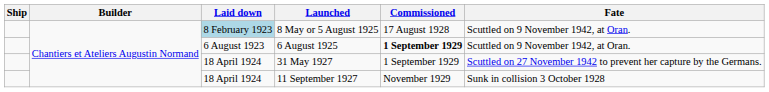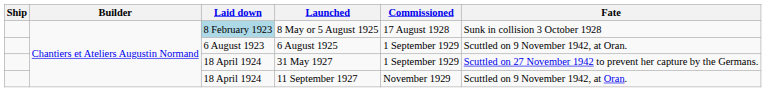(549, 29) Scuttled on 9 November 1942, at Oran. -> (533, 29) Sunk in collision 3 October 1928
(423, 45) bold -> (421, 45) normal
(536, 78) Sunk in collision 3 October 1928 -> (545, 78) Scuttled on 9 November 1942, at Oran.
